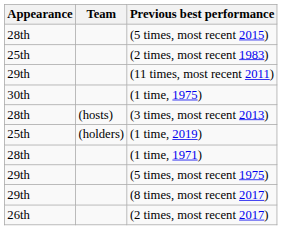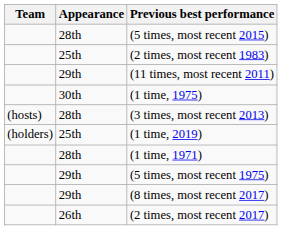columns swapped: (101, 14) <-> (40, 14)
